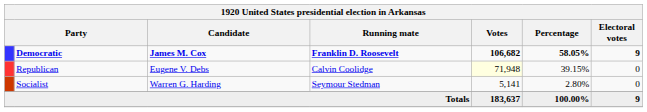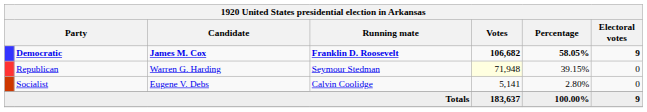(179, 69) Eugene V. Debs -> (185, 69) Warren G. Harding
(342, 69) Calvin Coolidge -> (346, 69) Seymour Stedman
(185, 84) Warren G. Harding -> (179, 84) Eugene V. Debs
(346, 84) Seymour Stedman -> (342, 84) Calvin Coolidge
